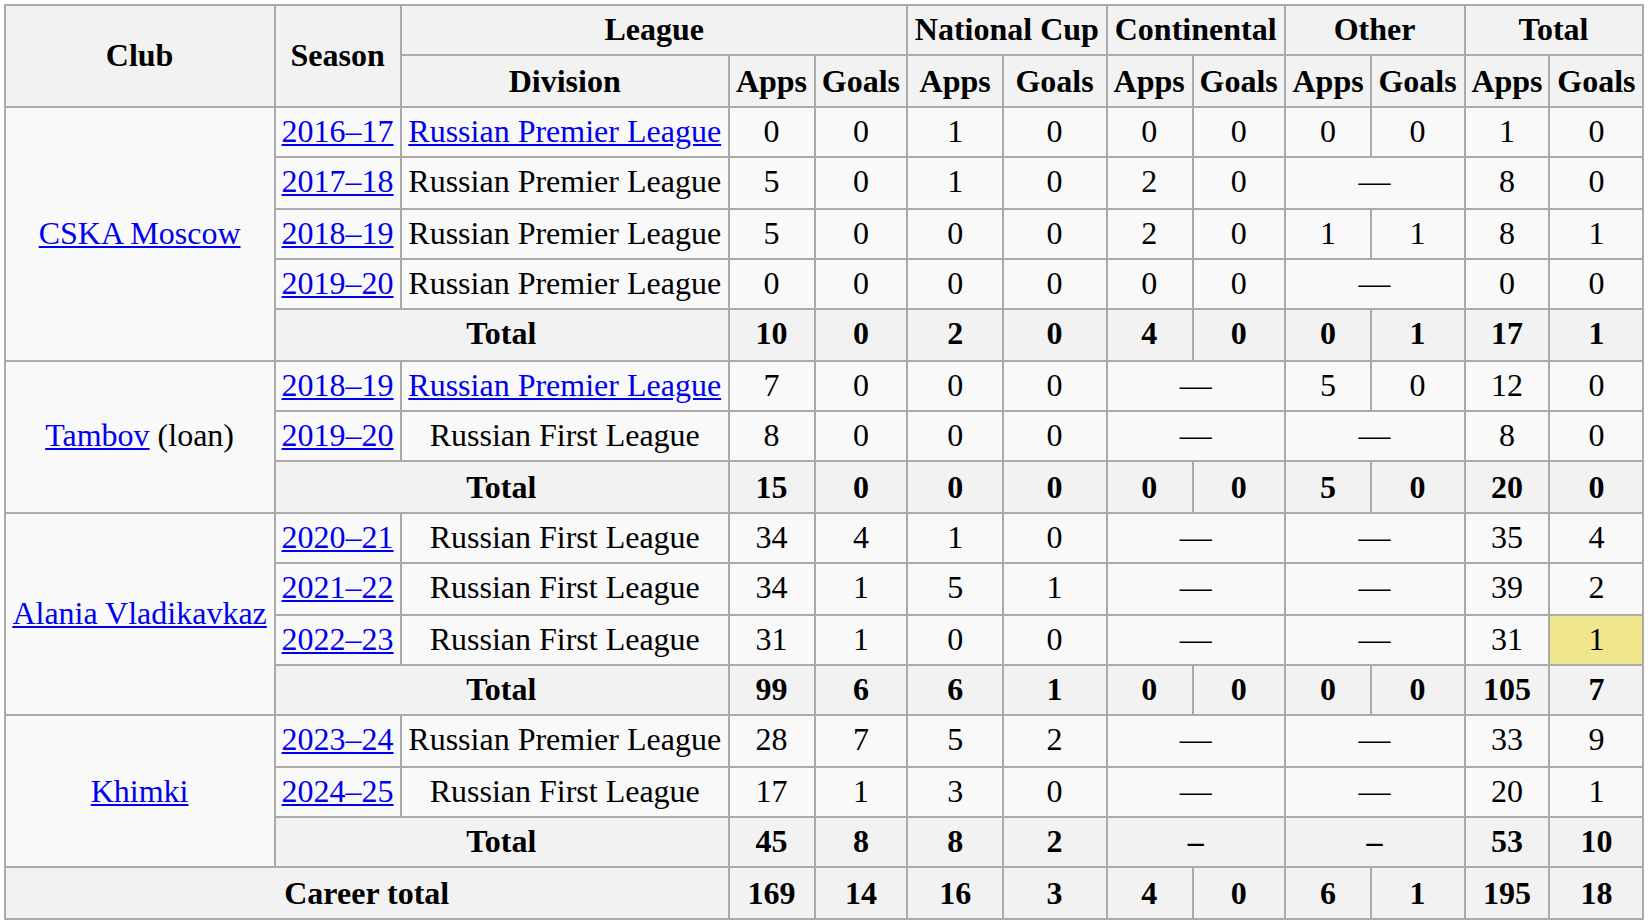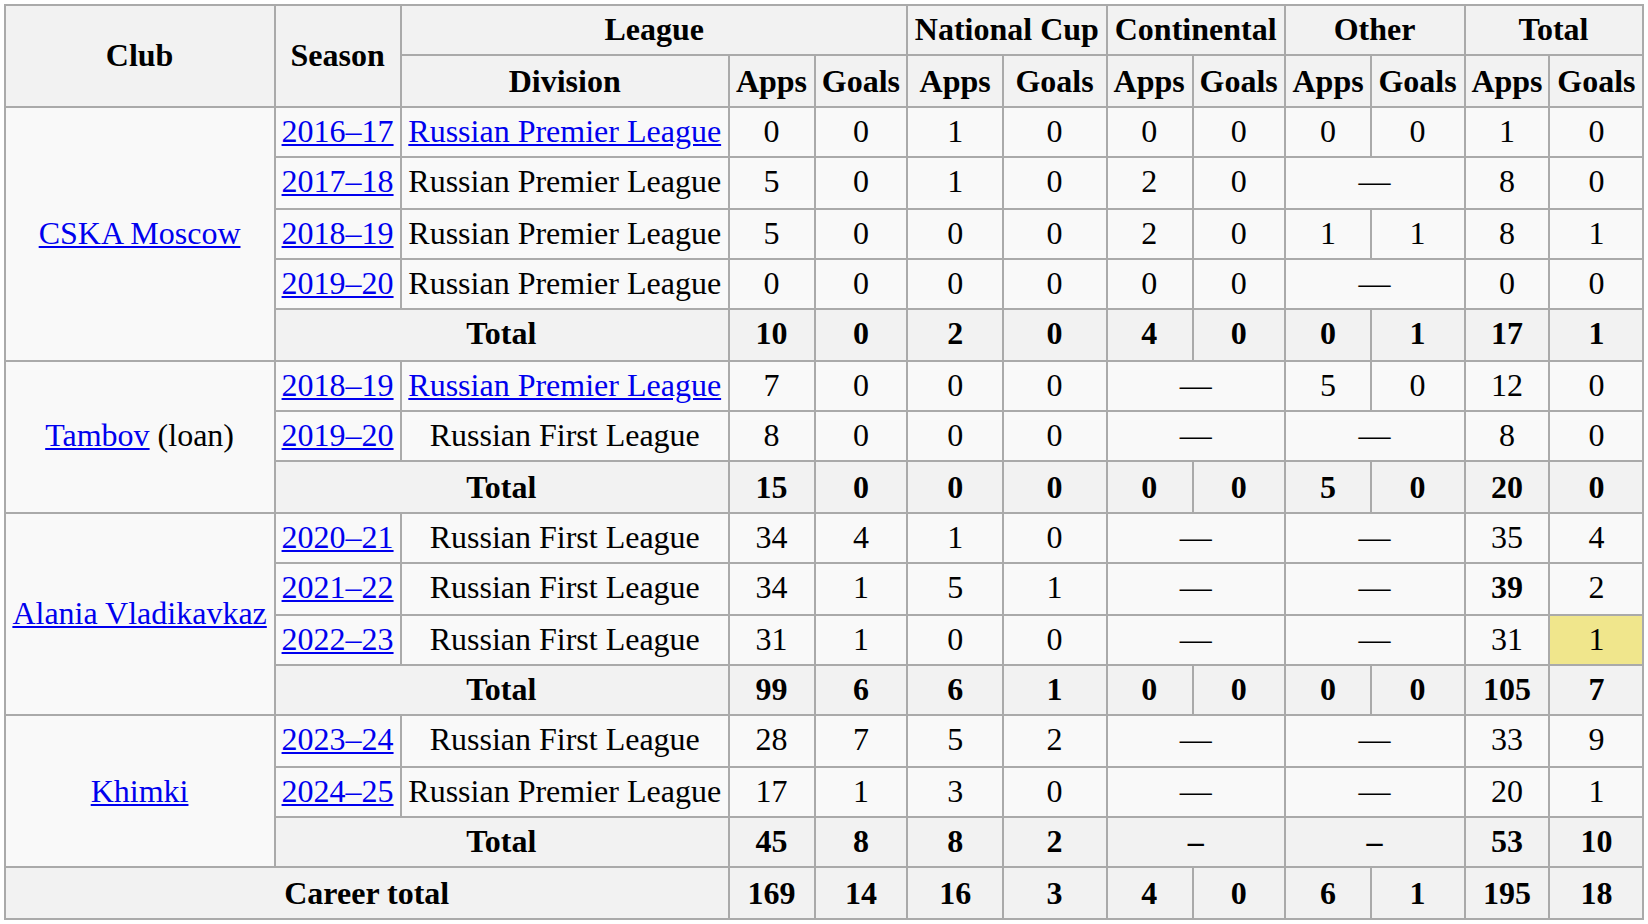(1507, 588) normal -> (1507, 588) bold
(565, 740) Russian Premier League -> (565, 740) Russian First League
(565, 791) Russian First League -> (565, 791) Russian Premier League
